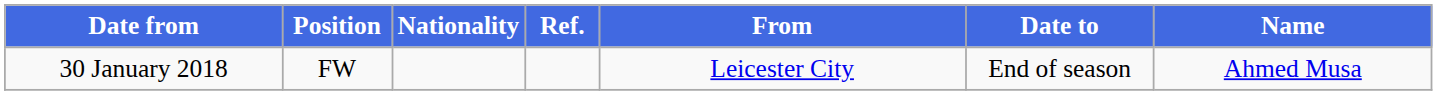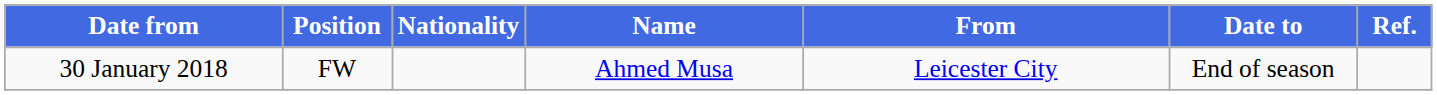columns swapped: (1293, 25) <-> (562, 25)
